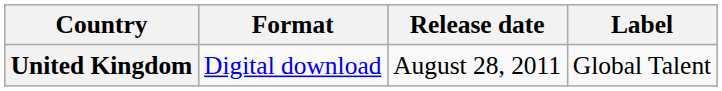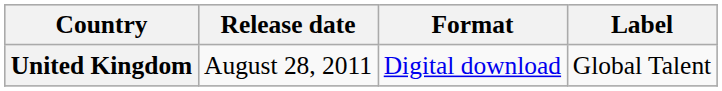columns swapped: (477, 24) <-> (293, 24)
